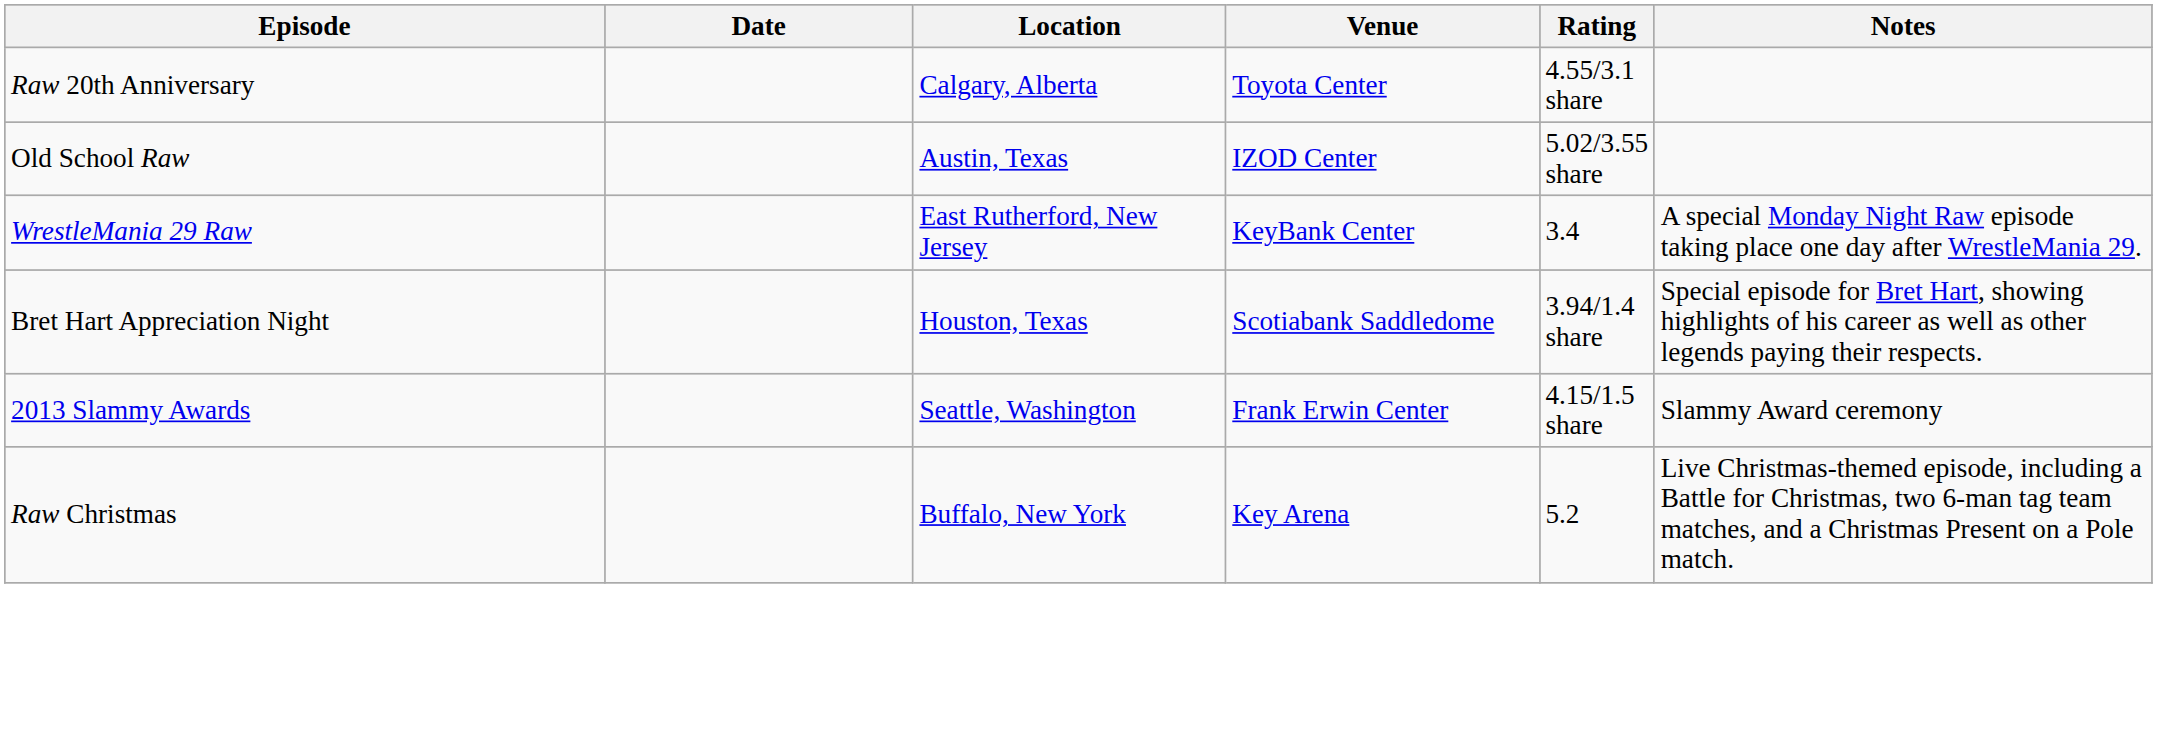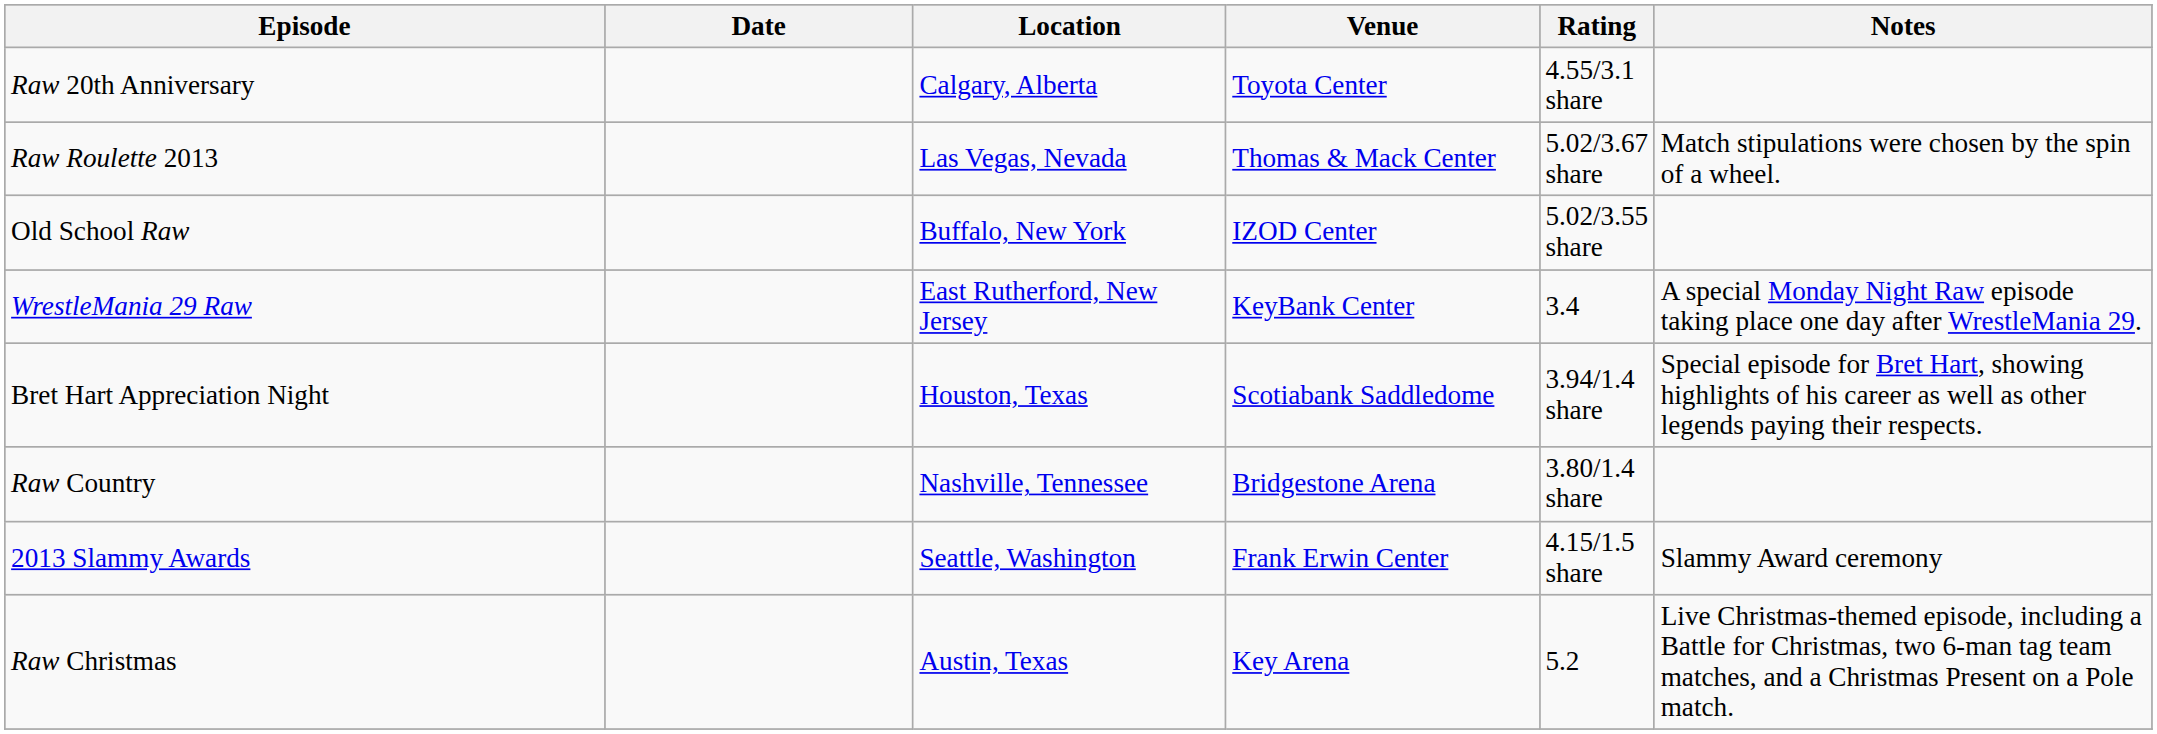+ row: (115, 158)
(994, 158) Austin, Texas -> (1023, 231) Buffalo, New York
+ row: (83, 483)
(1023, 514) Buffalo, New York -> (994, 661) Austin, Texas
